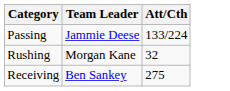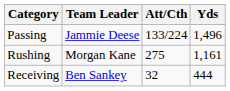+ column: (208, 14)
(152, 55) 32 -> (155, 55) 275
(155, 75) 275 -> (152, 75) 32
